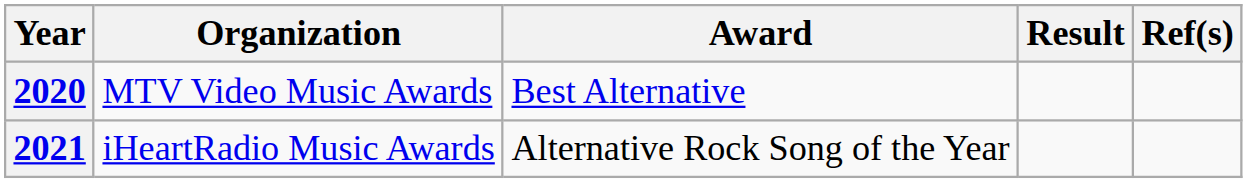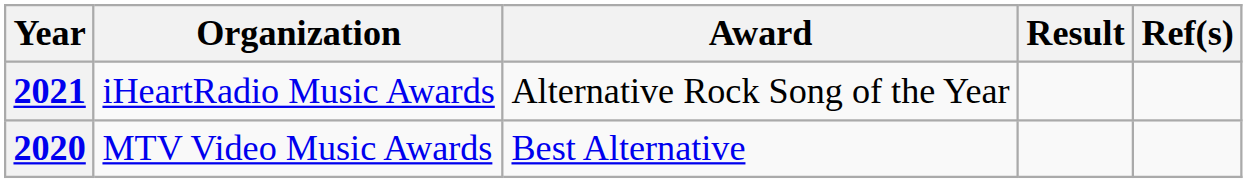rows swapped: (50, 90) <-> (50, 147)
